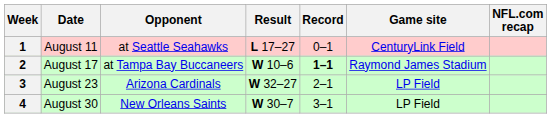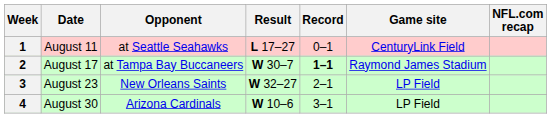(273, 65) W 10–6 -> (273, 65) W 30–7
(173, 84) Arizona Cardinals -> (173, 84) New Orleans Saints
(173, 103) New Orleans Saints -> (173, 103) Arizona Cardinals
(273, 103) W 30–7 -> (273, 103) W 10–6
